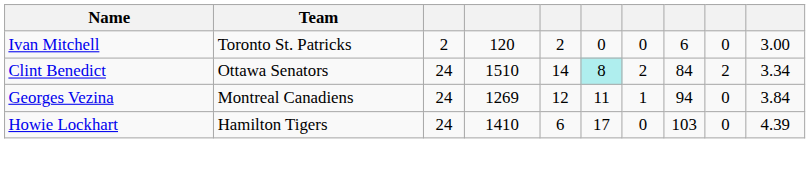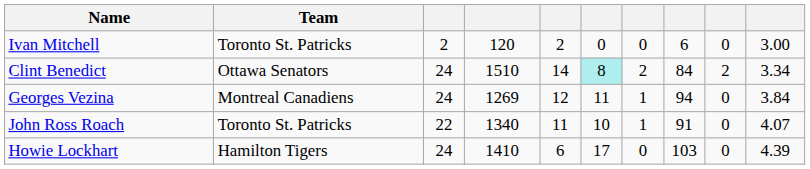+ row: (66, 124)
